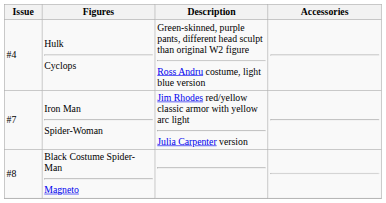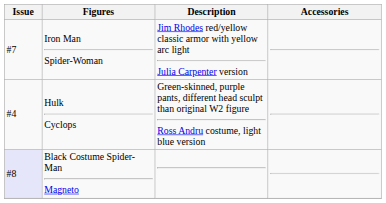rows swapped: (99, 55) <-> (99, 120)
(11, 173) no background -> (11, 173) lavender background
